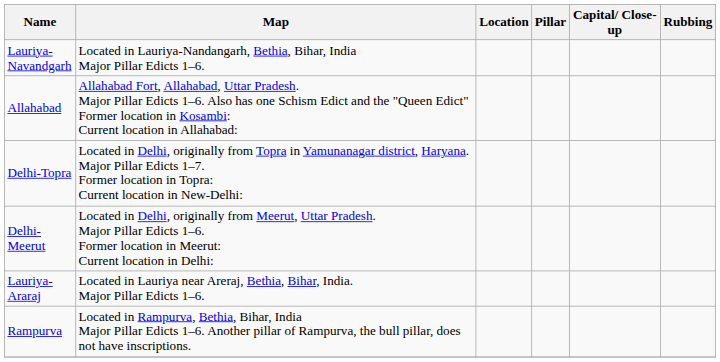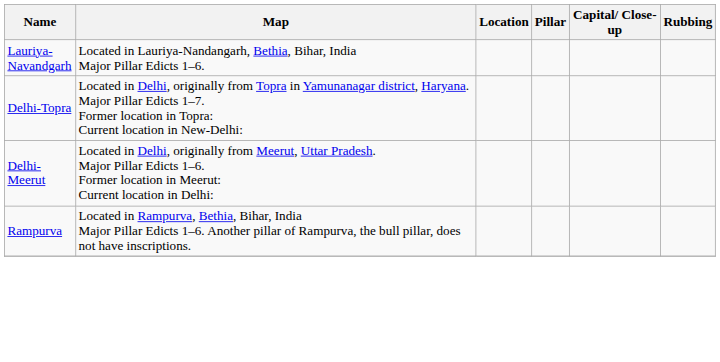- row: (34, 108)
- row: (30, 288)
